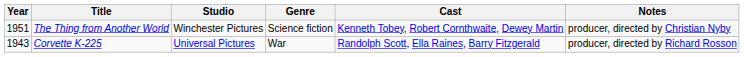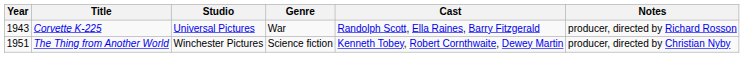rows swapped: (68, 44) <-> (101, 28)
